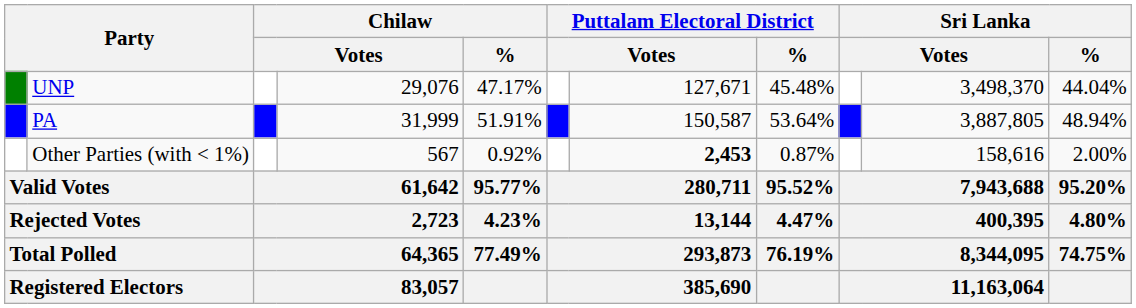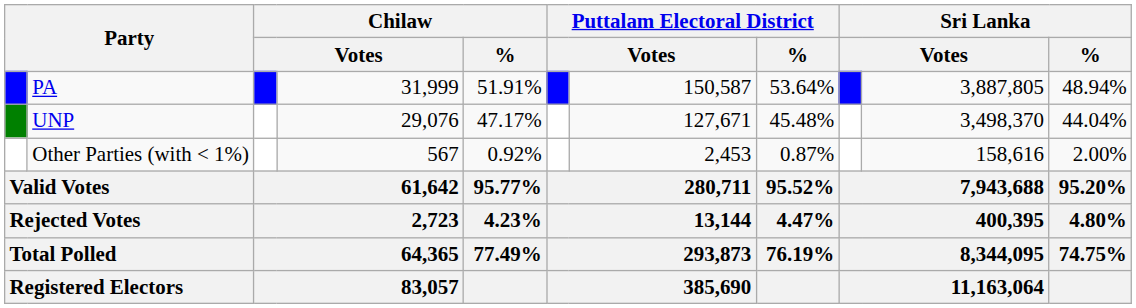rows swapped: (45, 120) <-> (53, 87)
(728, 154) bold -> (728, 154) normal
